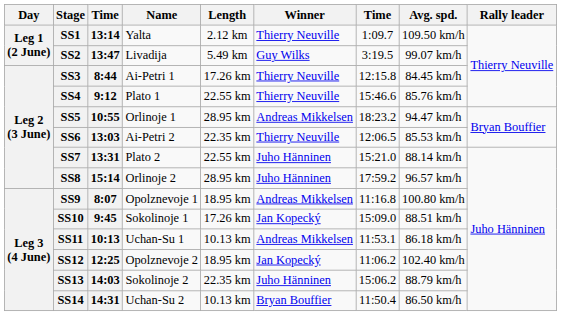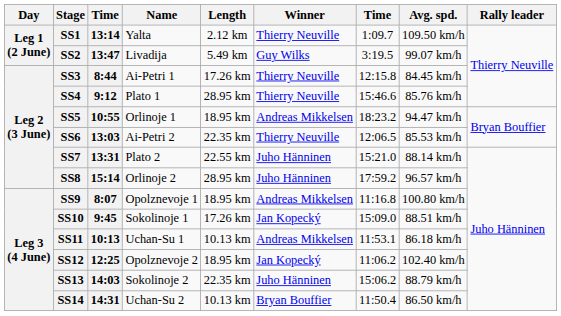(227, 96) 22.55 km -> (227, 96) 28.95 km
(227, 117) 28.95 km -> (227, 117) 18.95 km
